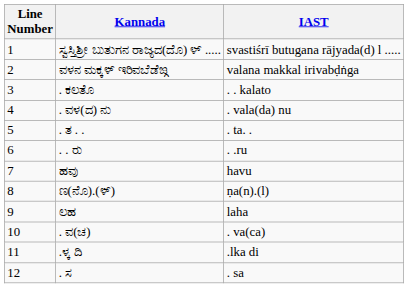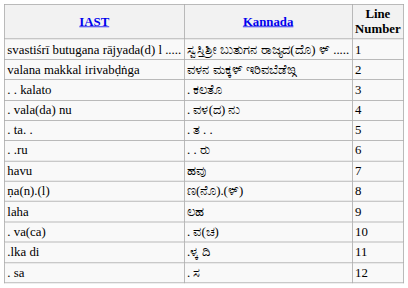columns swapped: (30, 21) <-> (314, 21)
